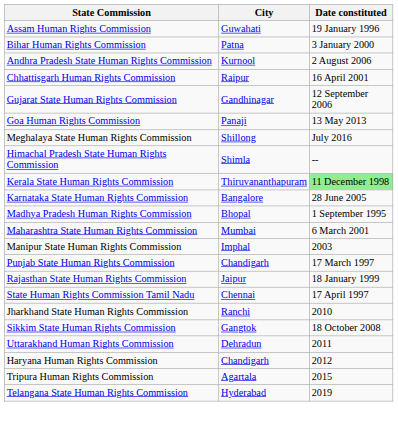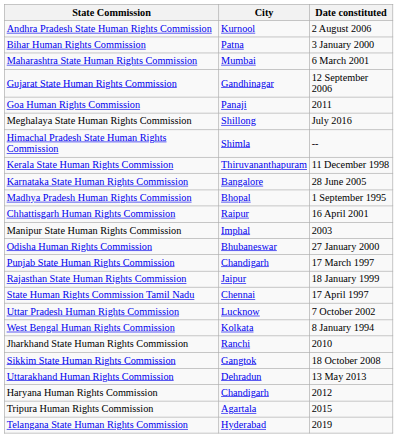- row: (79, 28)
rows swapped: (109, 61) <-> (76, 45)
rows swapped: (91, 77) <-> (102, 230)
(339, 121) 13 May 2013 -> (322, 105) 2011
(350, 181) lightgreen background -> (350, 165) no background
+ row: (79, 246)
+ row: (93, 311)
+ row: (91, 327)
(322, 344) 2011 -> (339, 376) 13 May 2013
